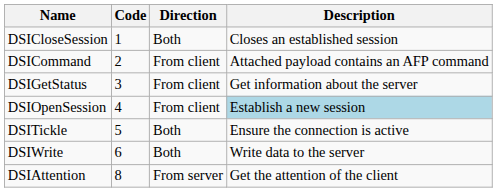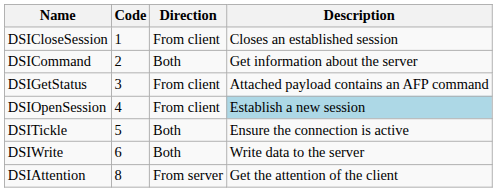(167, 38) Both -> (186, 38) From client
(186, 61) From client -> (167, 61) Both
(359, 61) Attached payload contains an AFP command -> (324, 61) Get information about the server
(324, 84) Get information about the server -> (359, 84) Attached payload contains an AFP command
